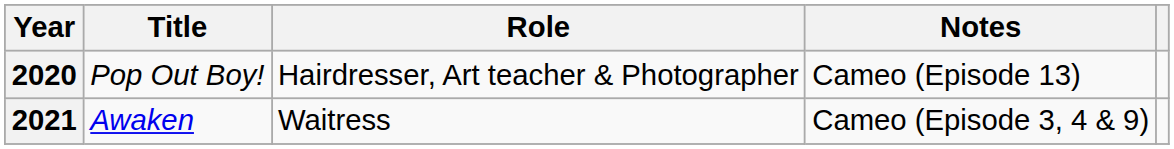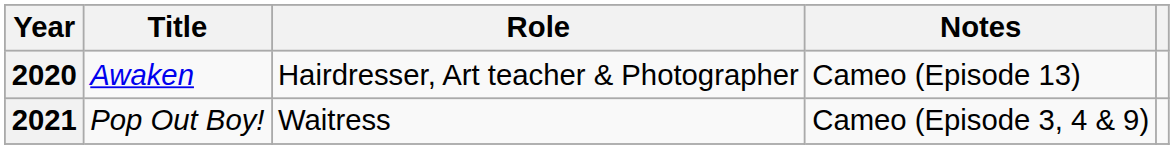(177, 74) Pop Out Boy! -> (142, 74) Awaken
(142, 120) Awaken -> (177, 120) Pop Out Boy!
